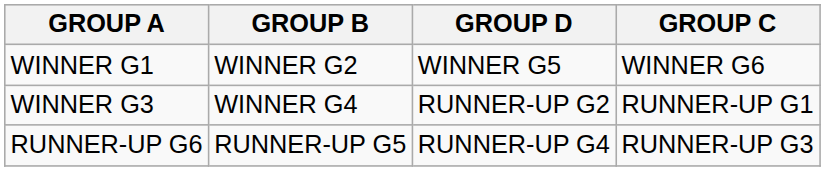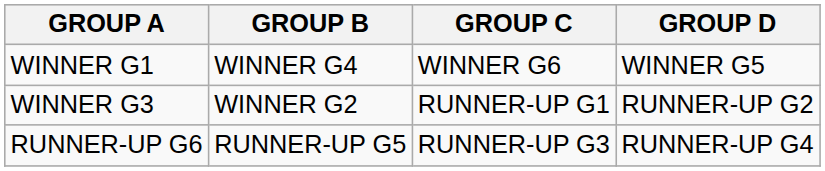columns swapped: (717, 24) <-> (514, 24)
(286, 64) WINNER G2 -> (286, 64) WINNER G4
(286, 104) WINNER G4 -> (286, 104) WINNER G2
